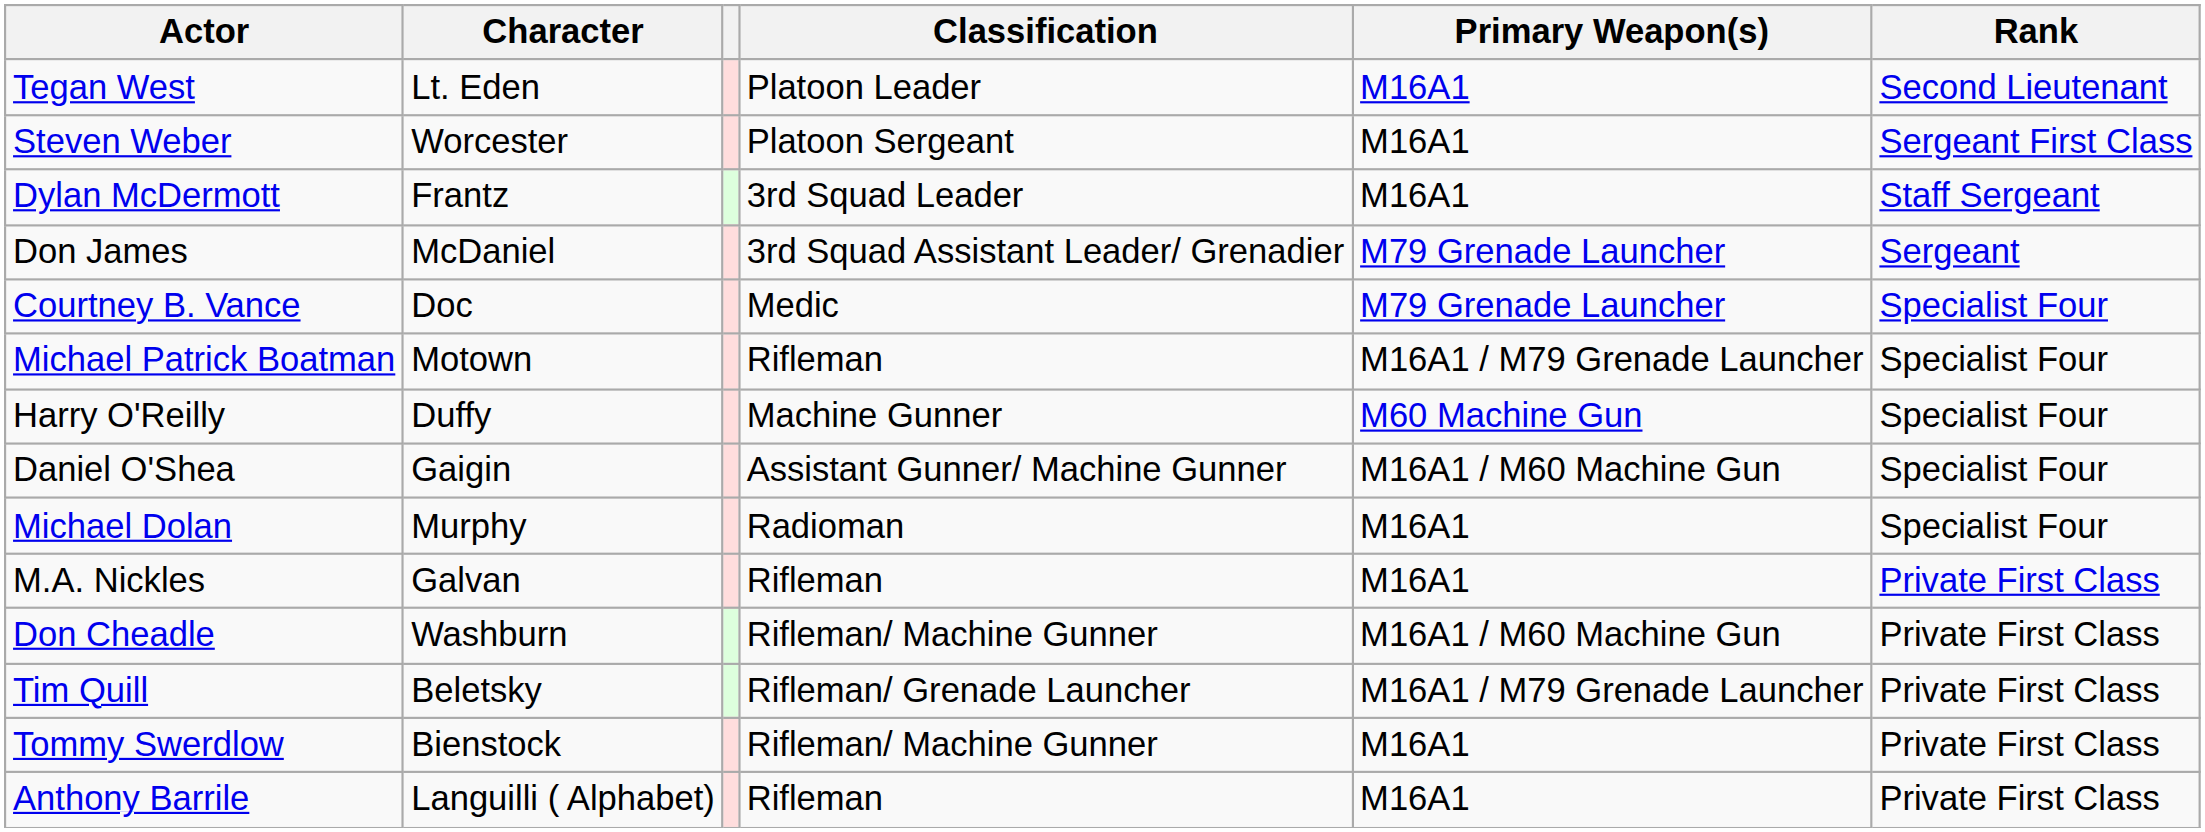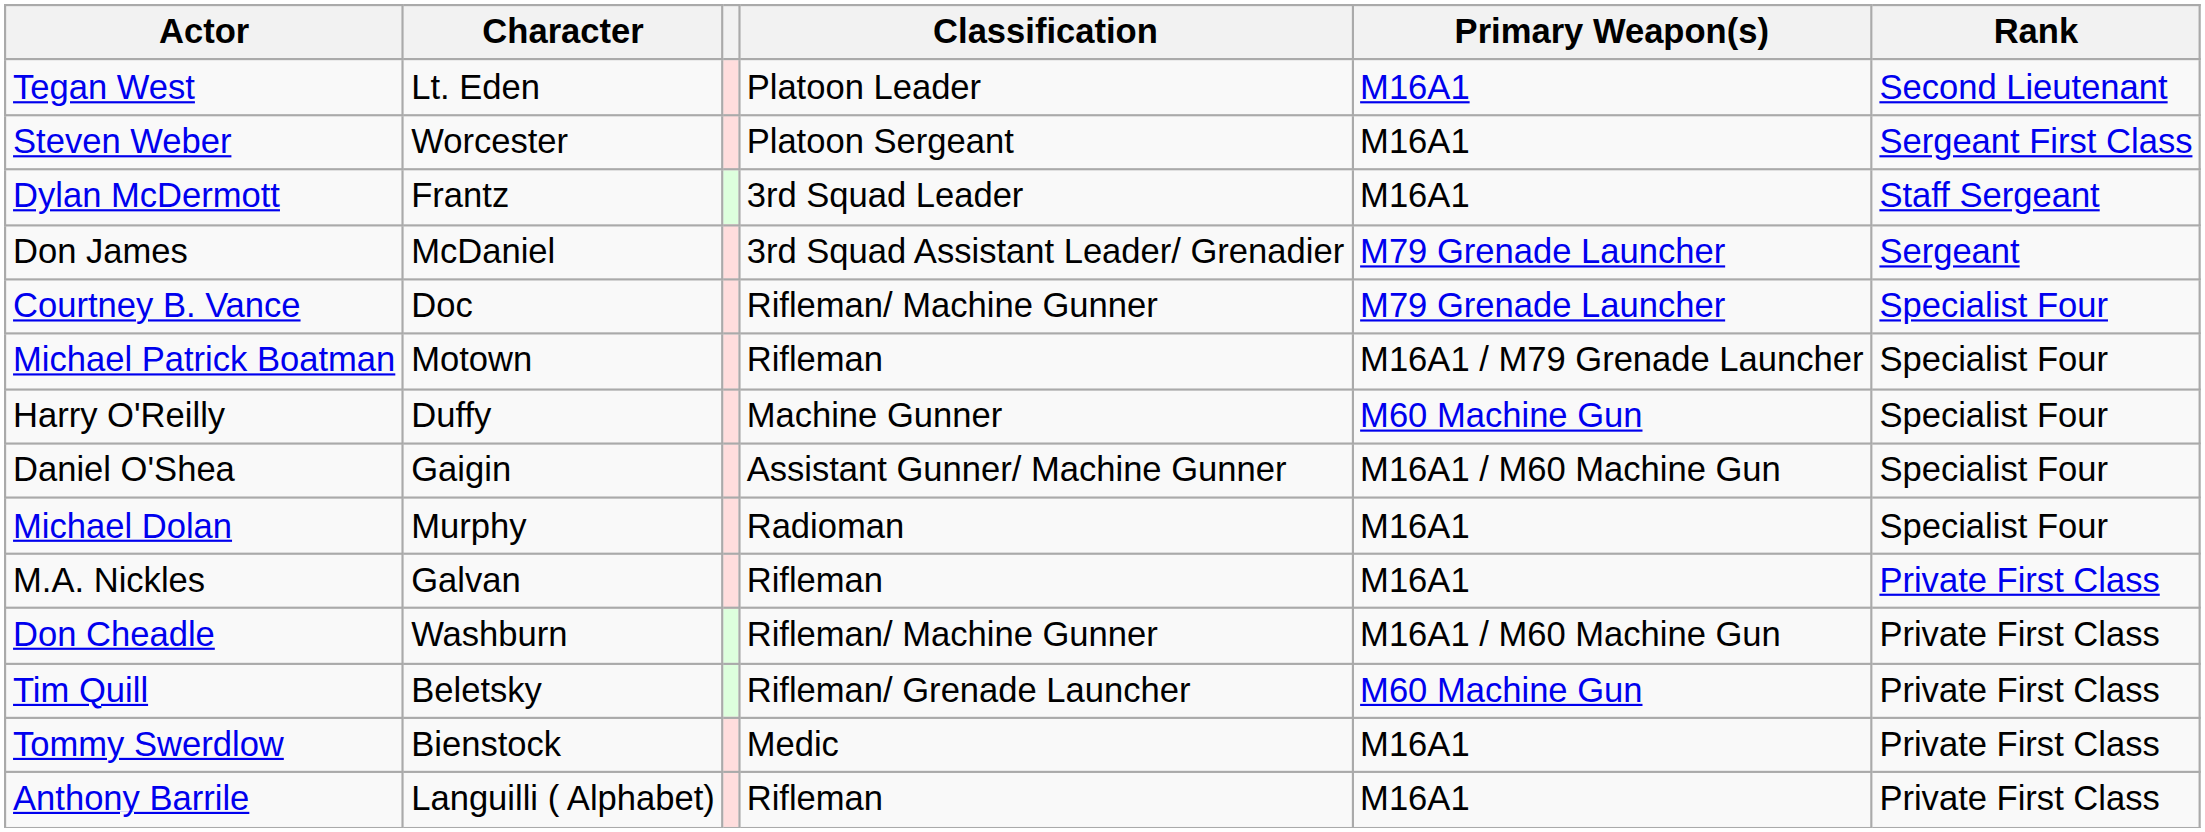(793, 305) Medic -> (952, 305) Rifleman/ Machine Gunner
(1612, 689) M16A1 / M79 Grenade Launcher -> (1501, 689) M60 Machine Gun
(952, 744) Rifleman/ Machine Gunner -> (793, 744) Medic
